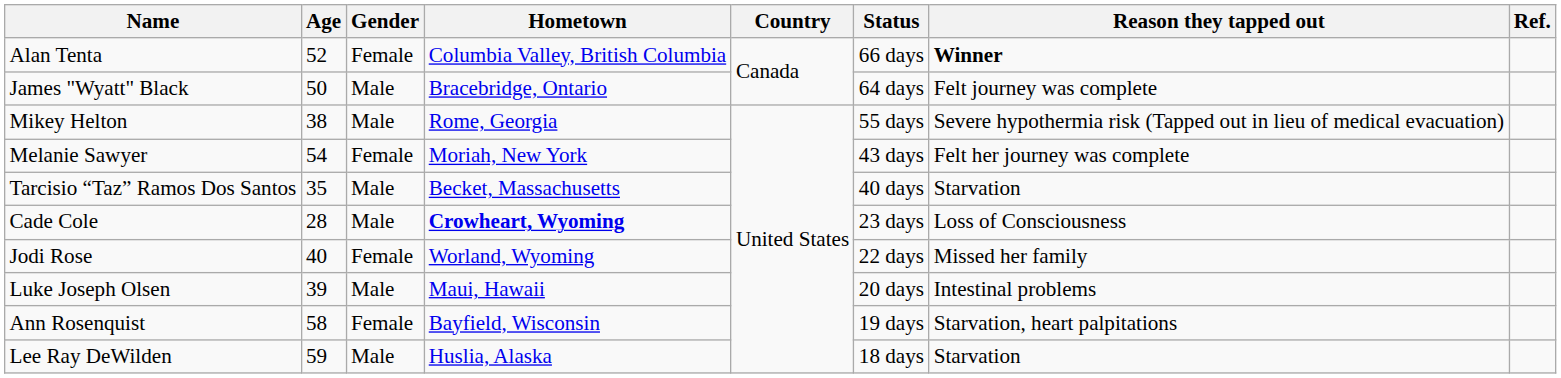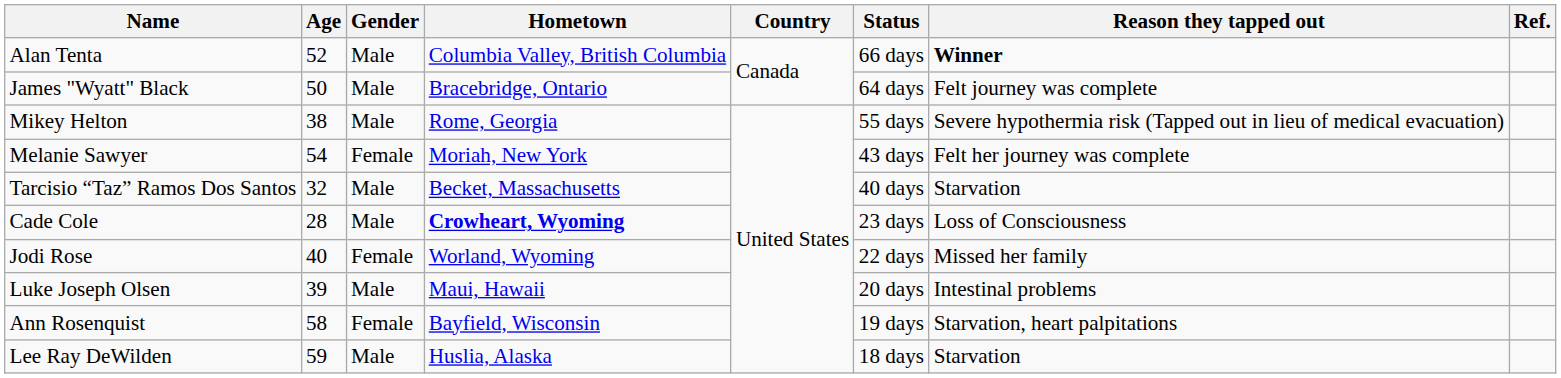(382, 54) Female -> (373, 54) Male
(317, 188) 35 -> (317, 188) 32
